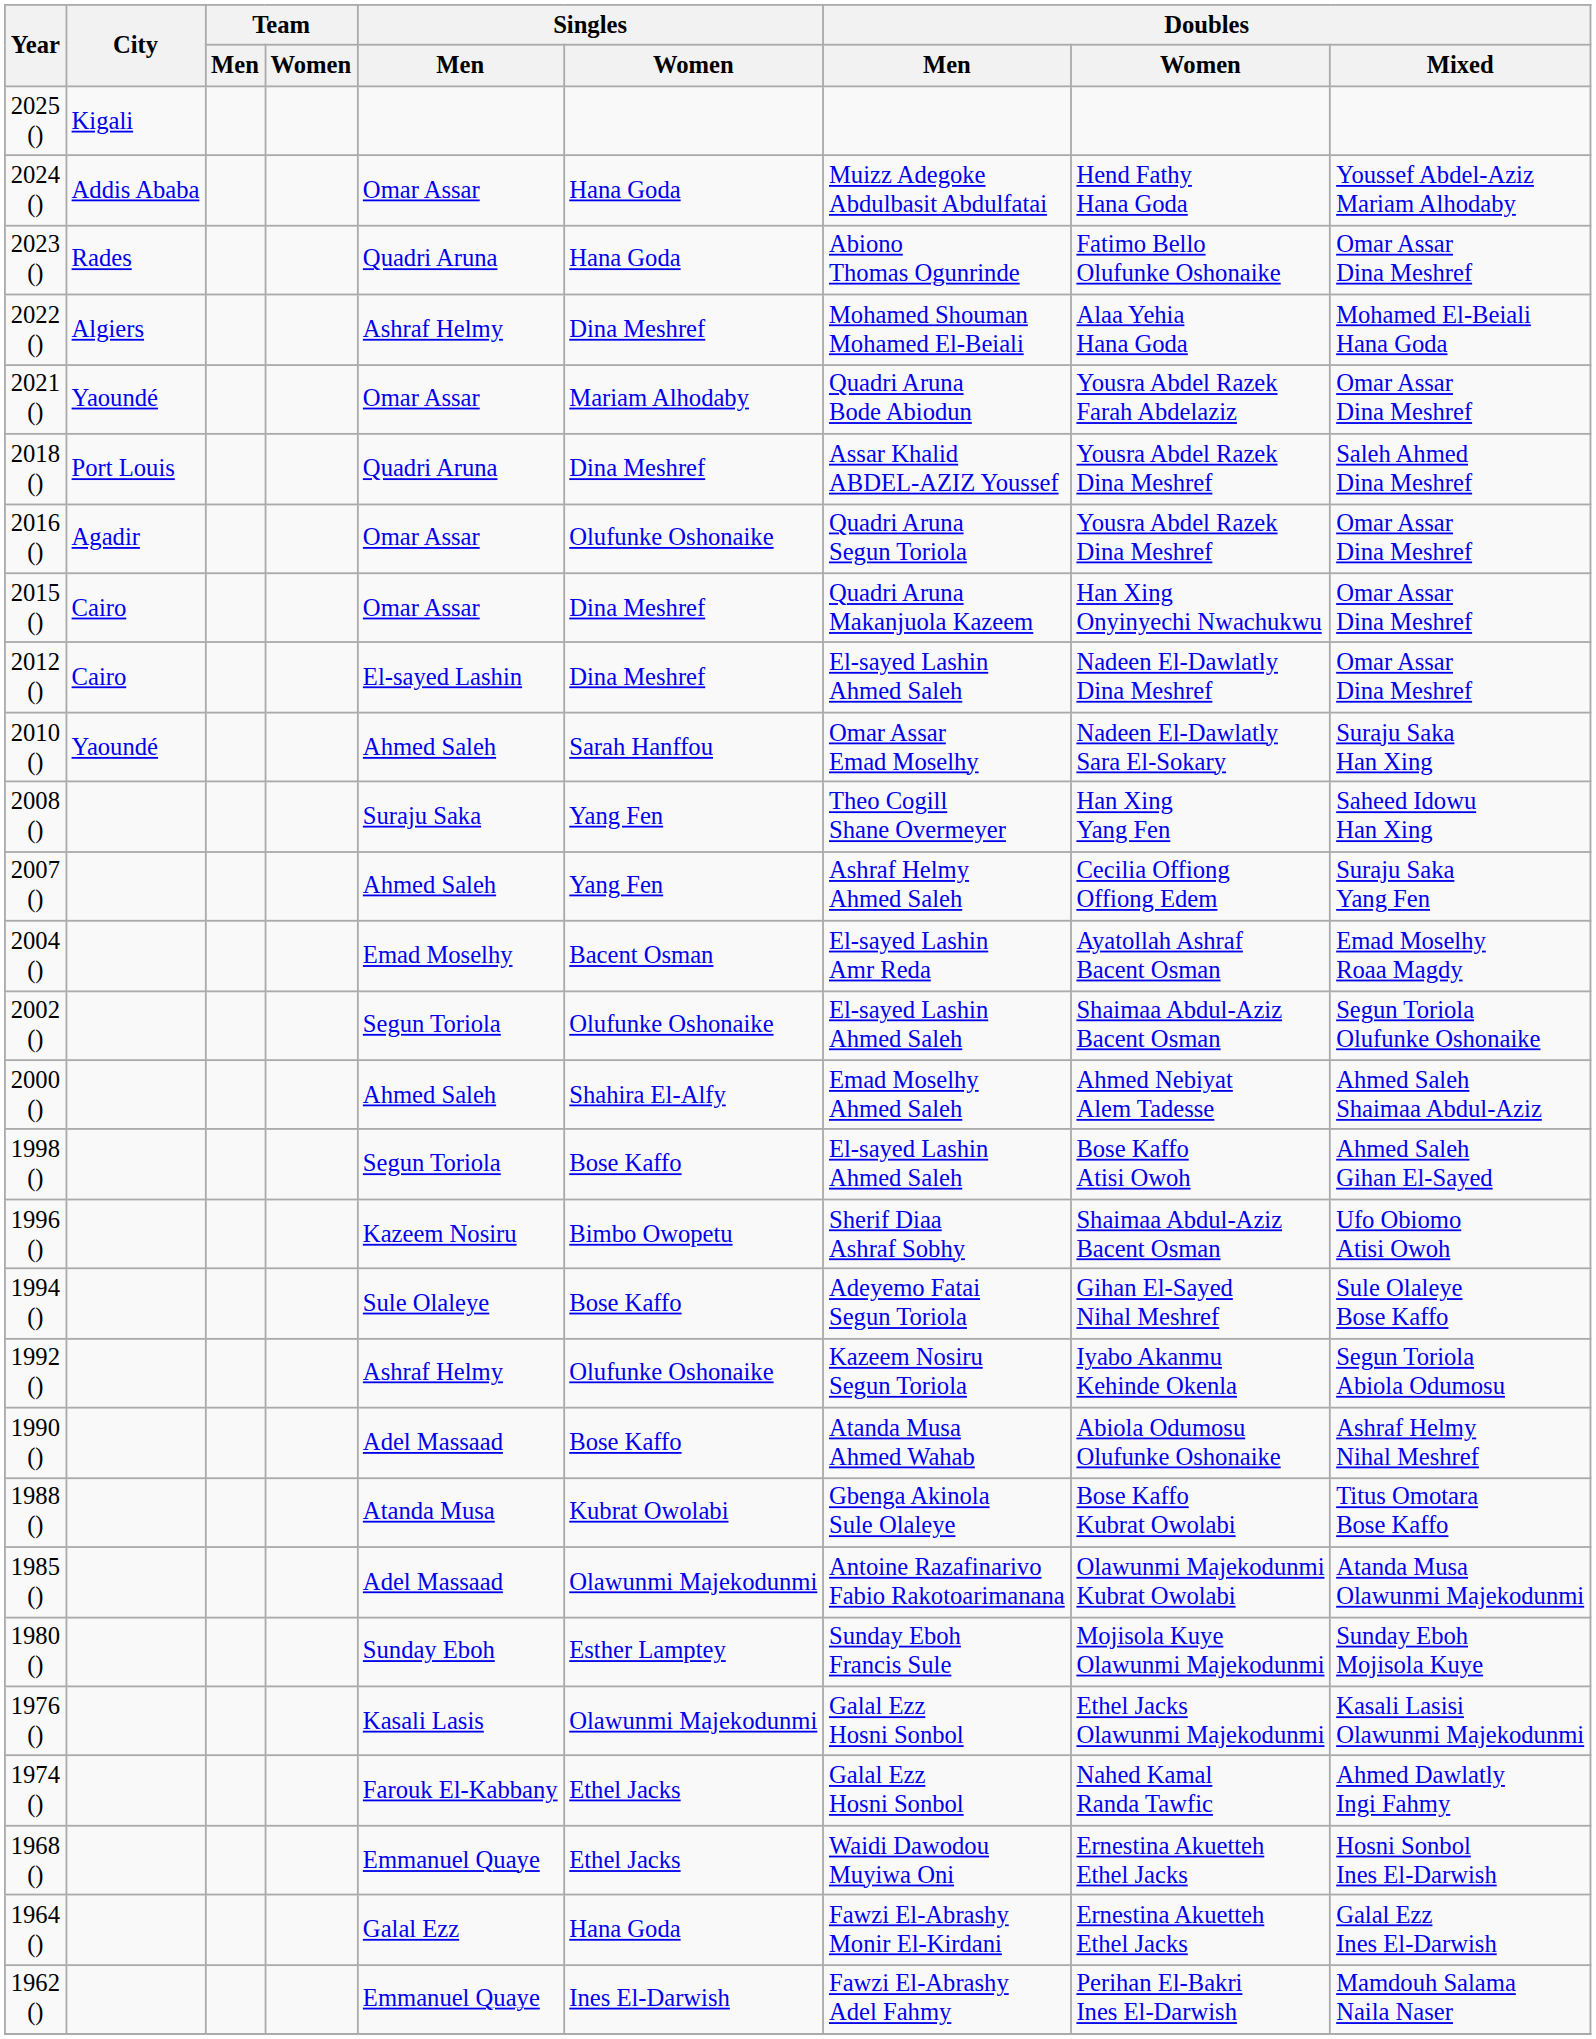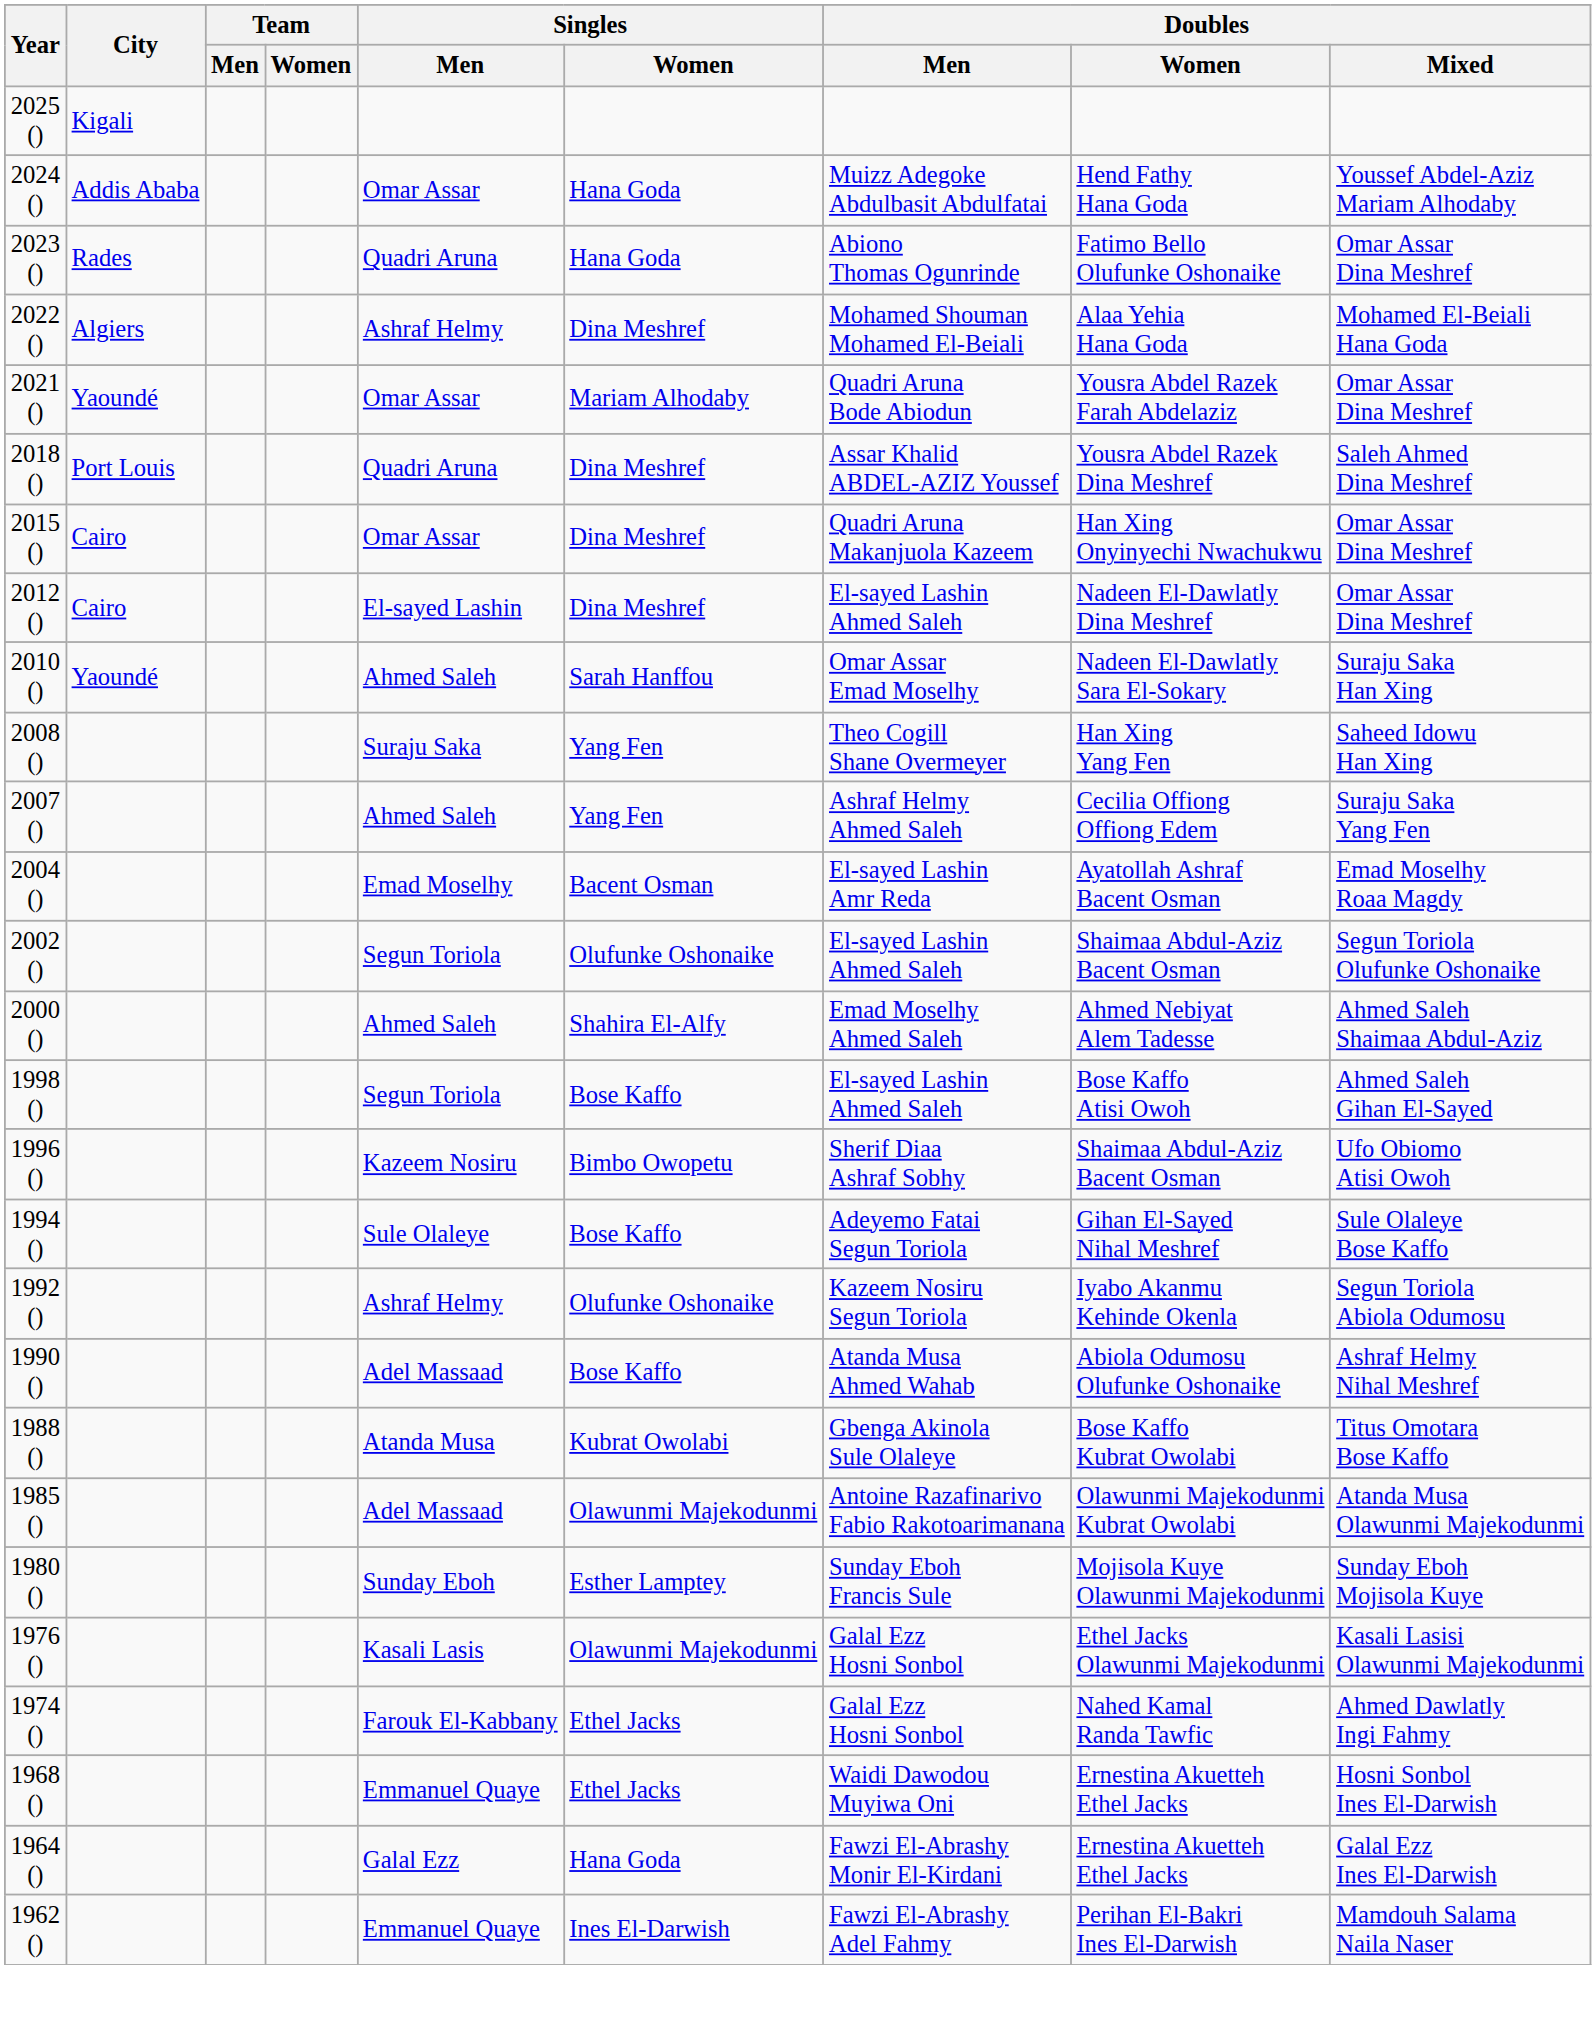- row: (35, 537)
